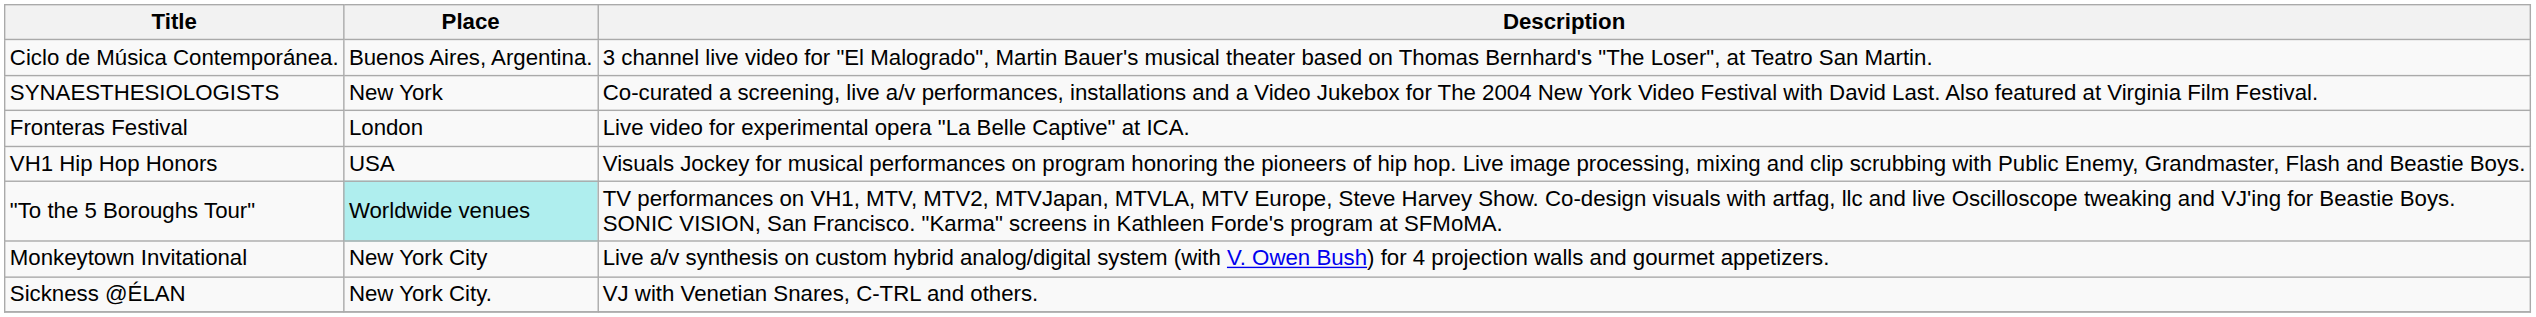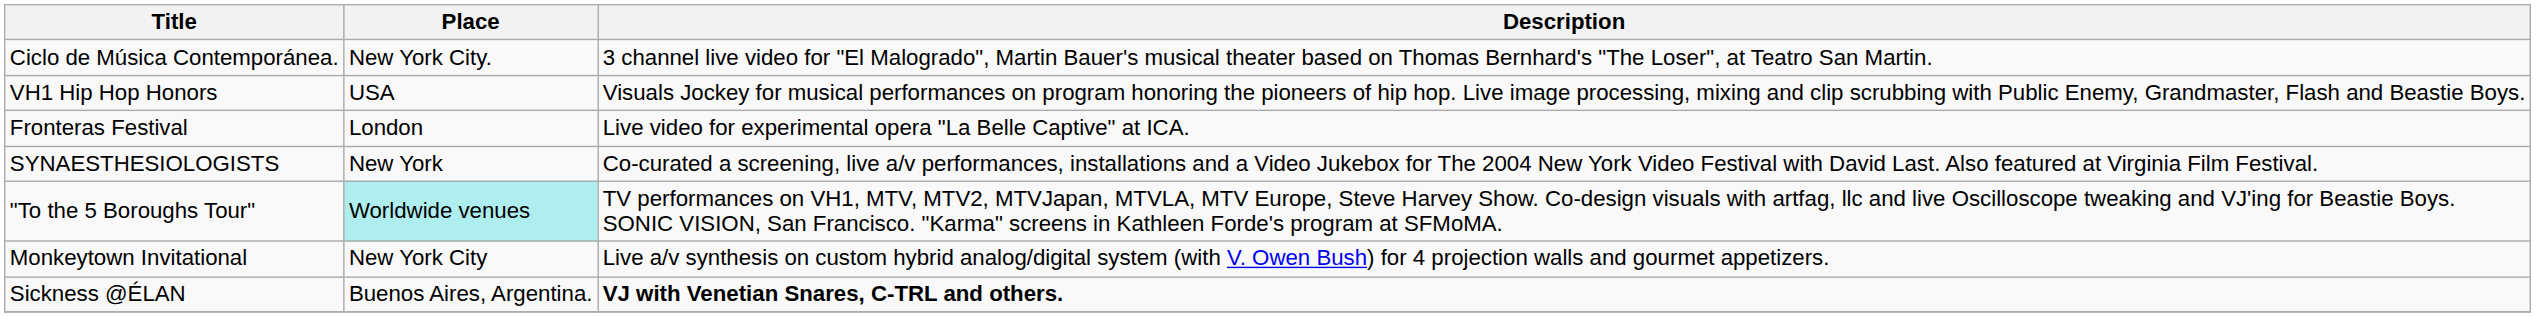(471, 57) Buenos Aires, Argentina. -> (420, 57) New York City.
rows swapped: (114, 163) <-> (145, 92)
(420, 294) New York City. -> (471, 294) Buenos Aires, Argentina.
(820, 294) normal -> (833, 294) bold
